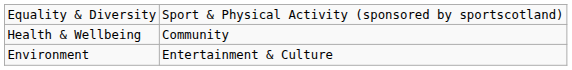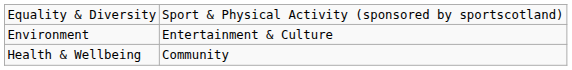rows swapped: (74, 35) <-> (48, 55)
